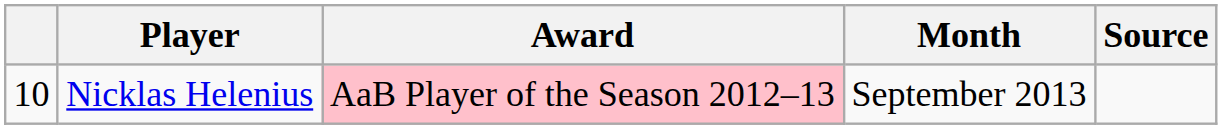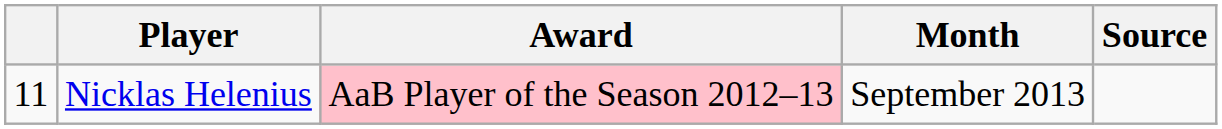(32, 93) 10 -> (31, 93) 11
